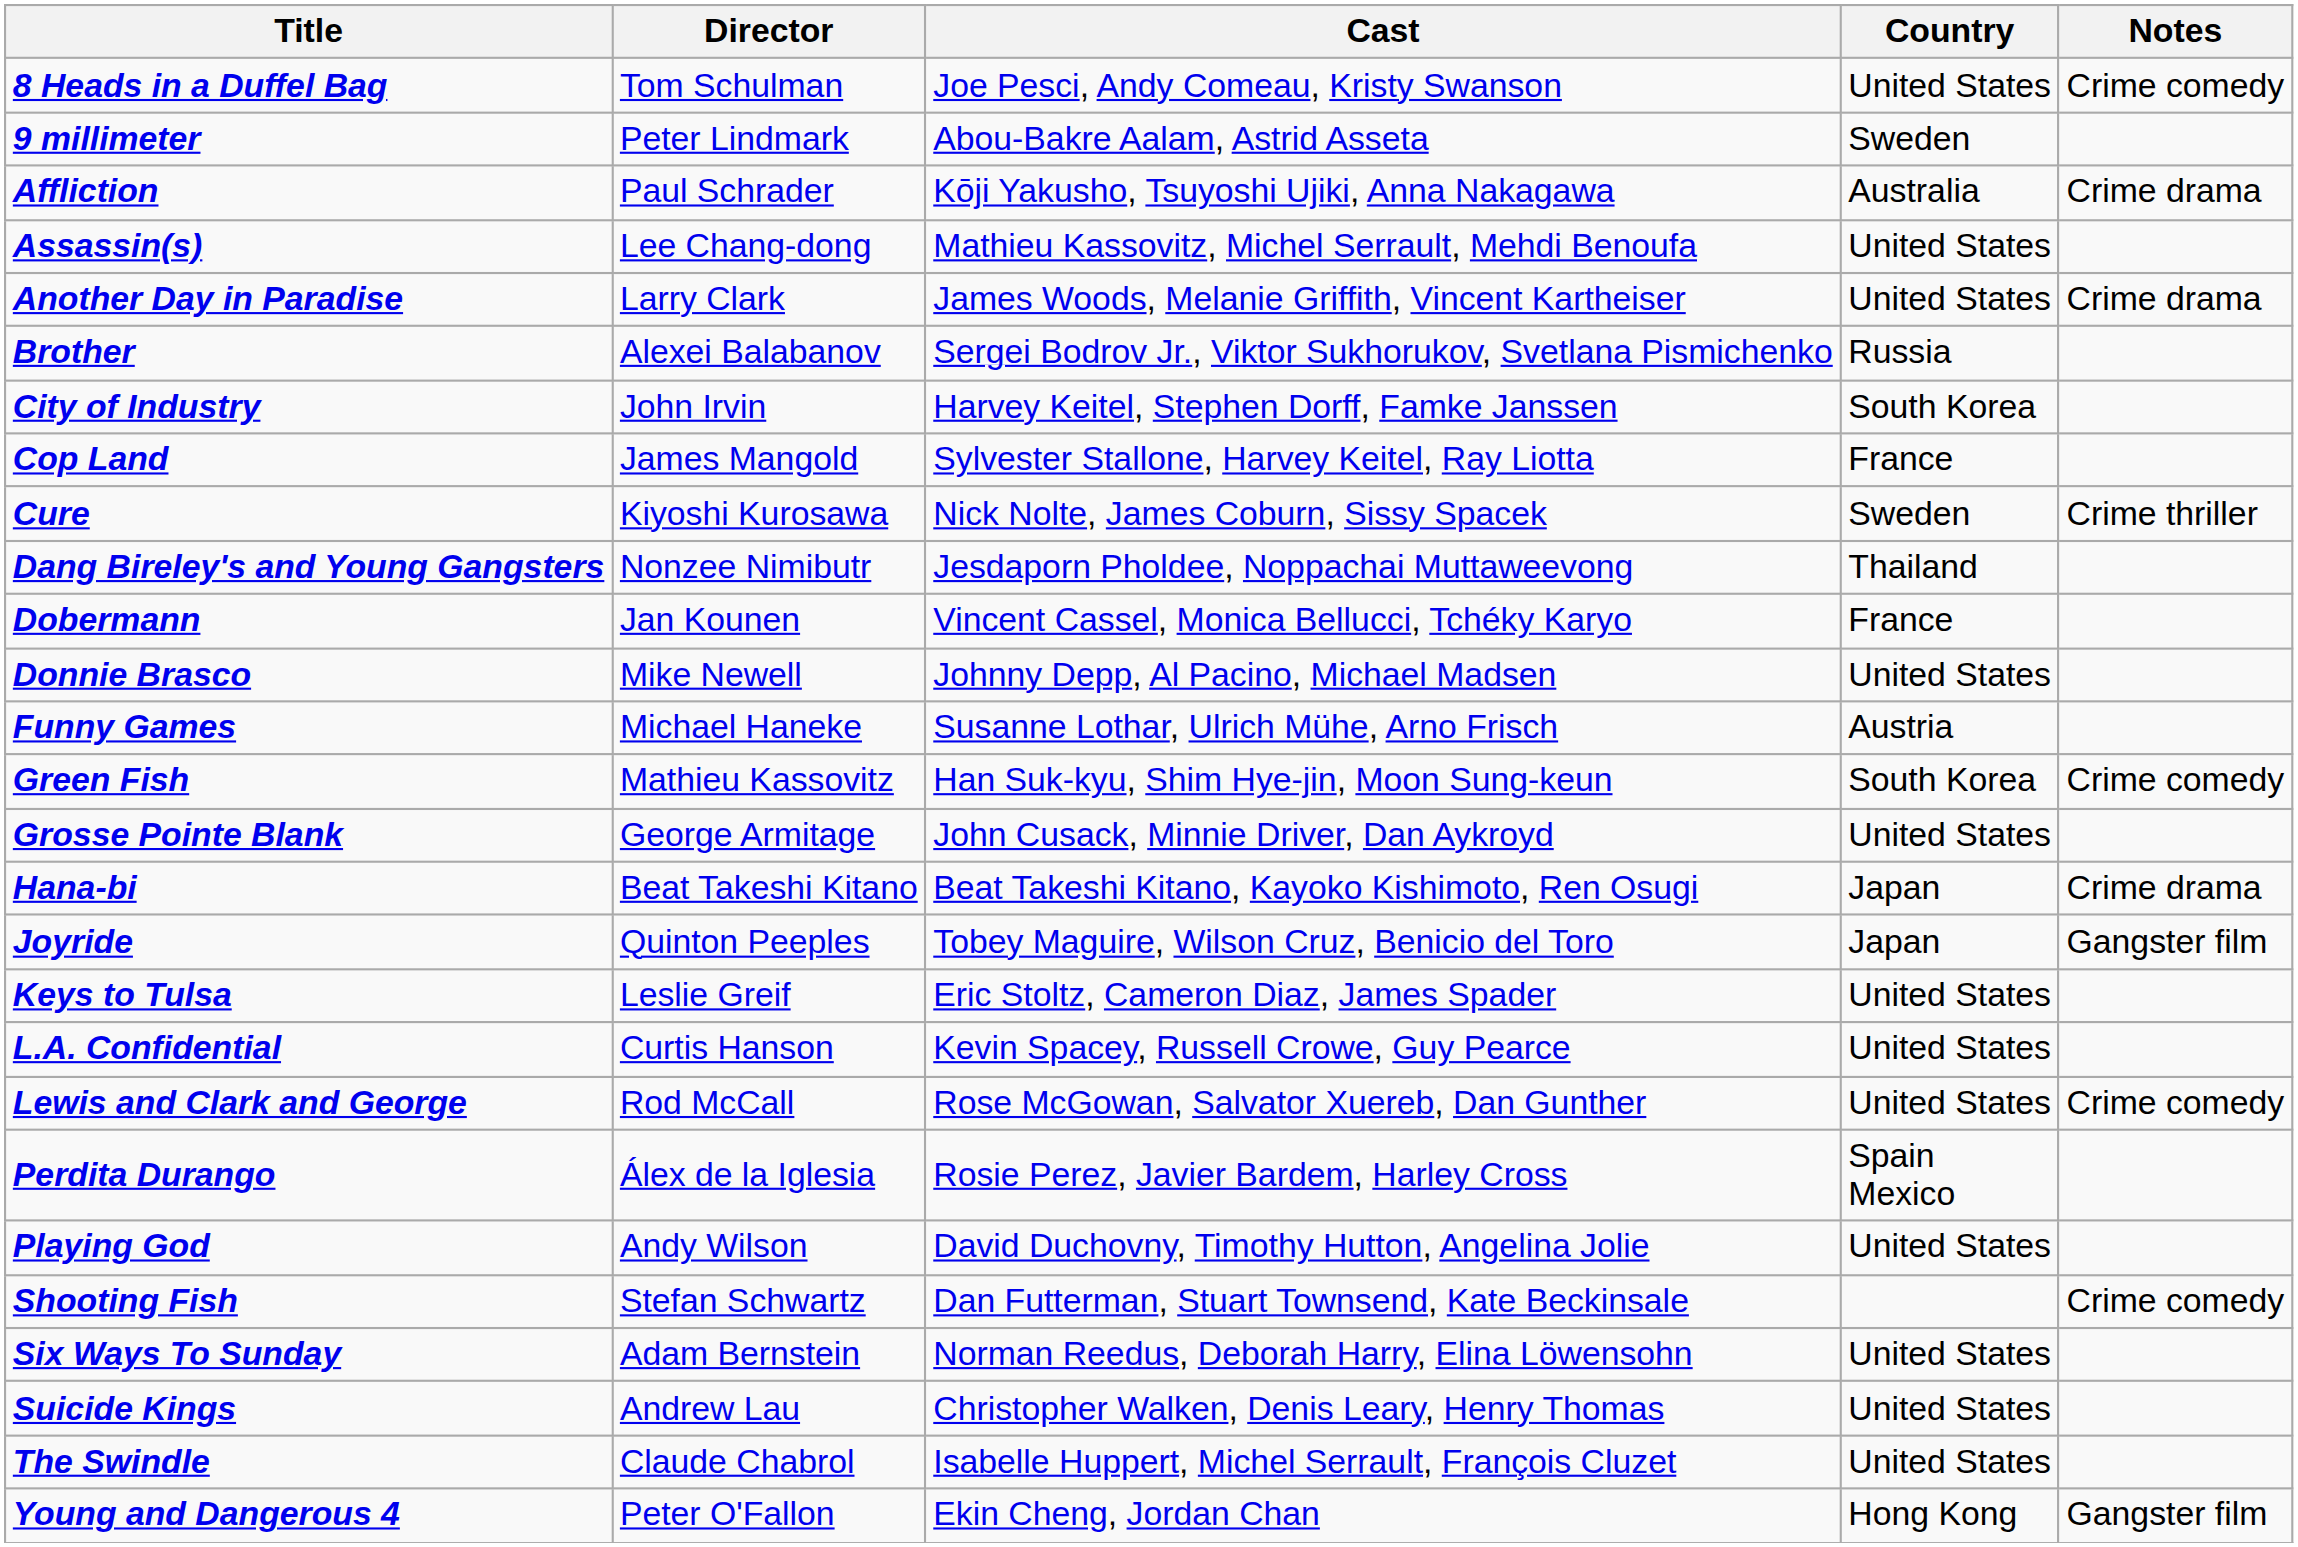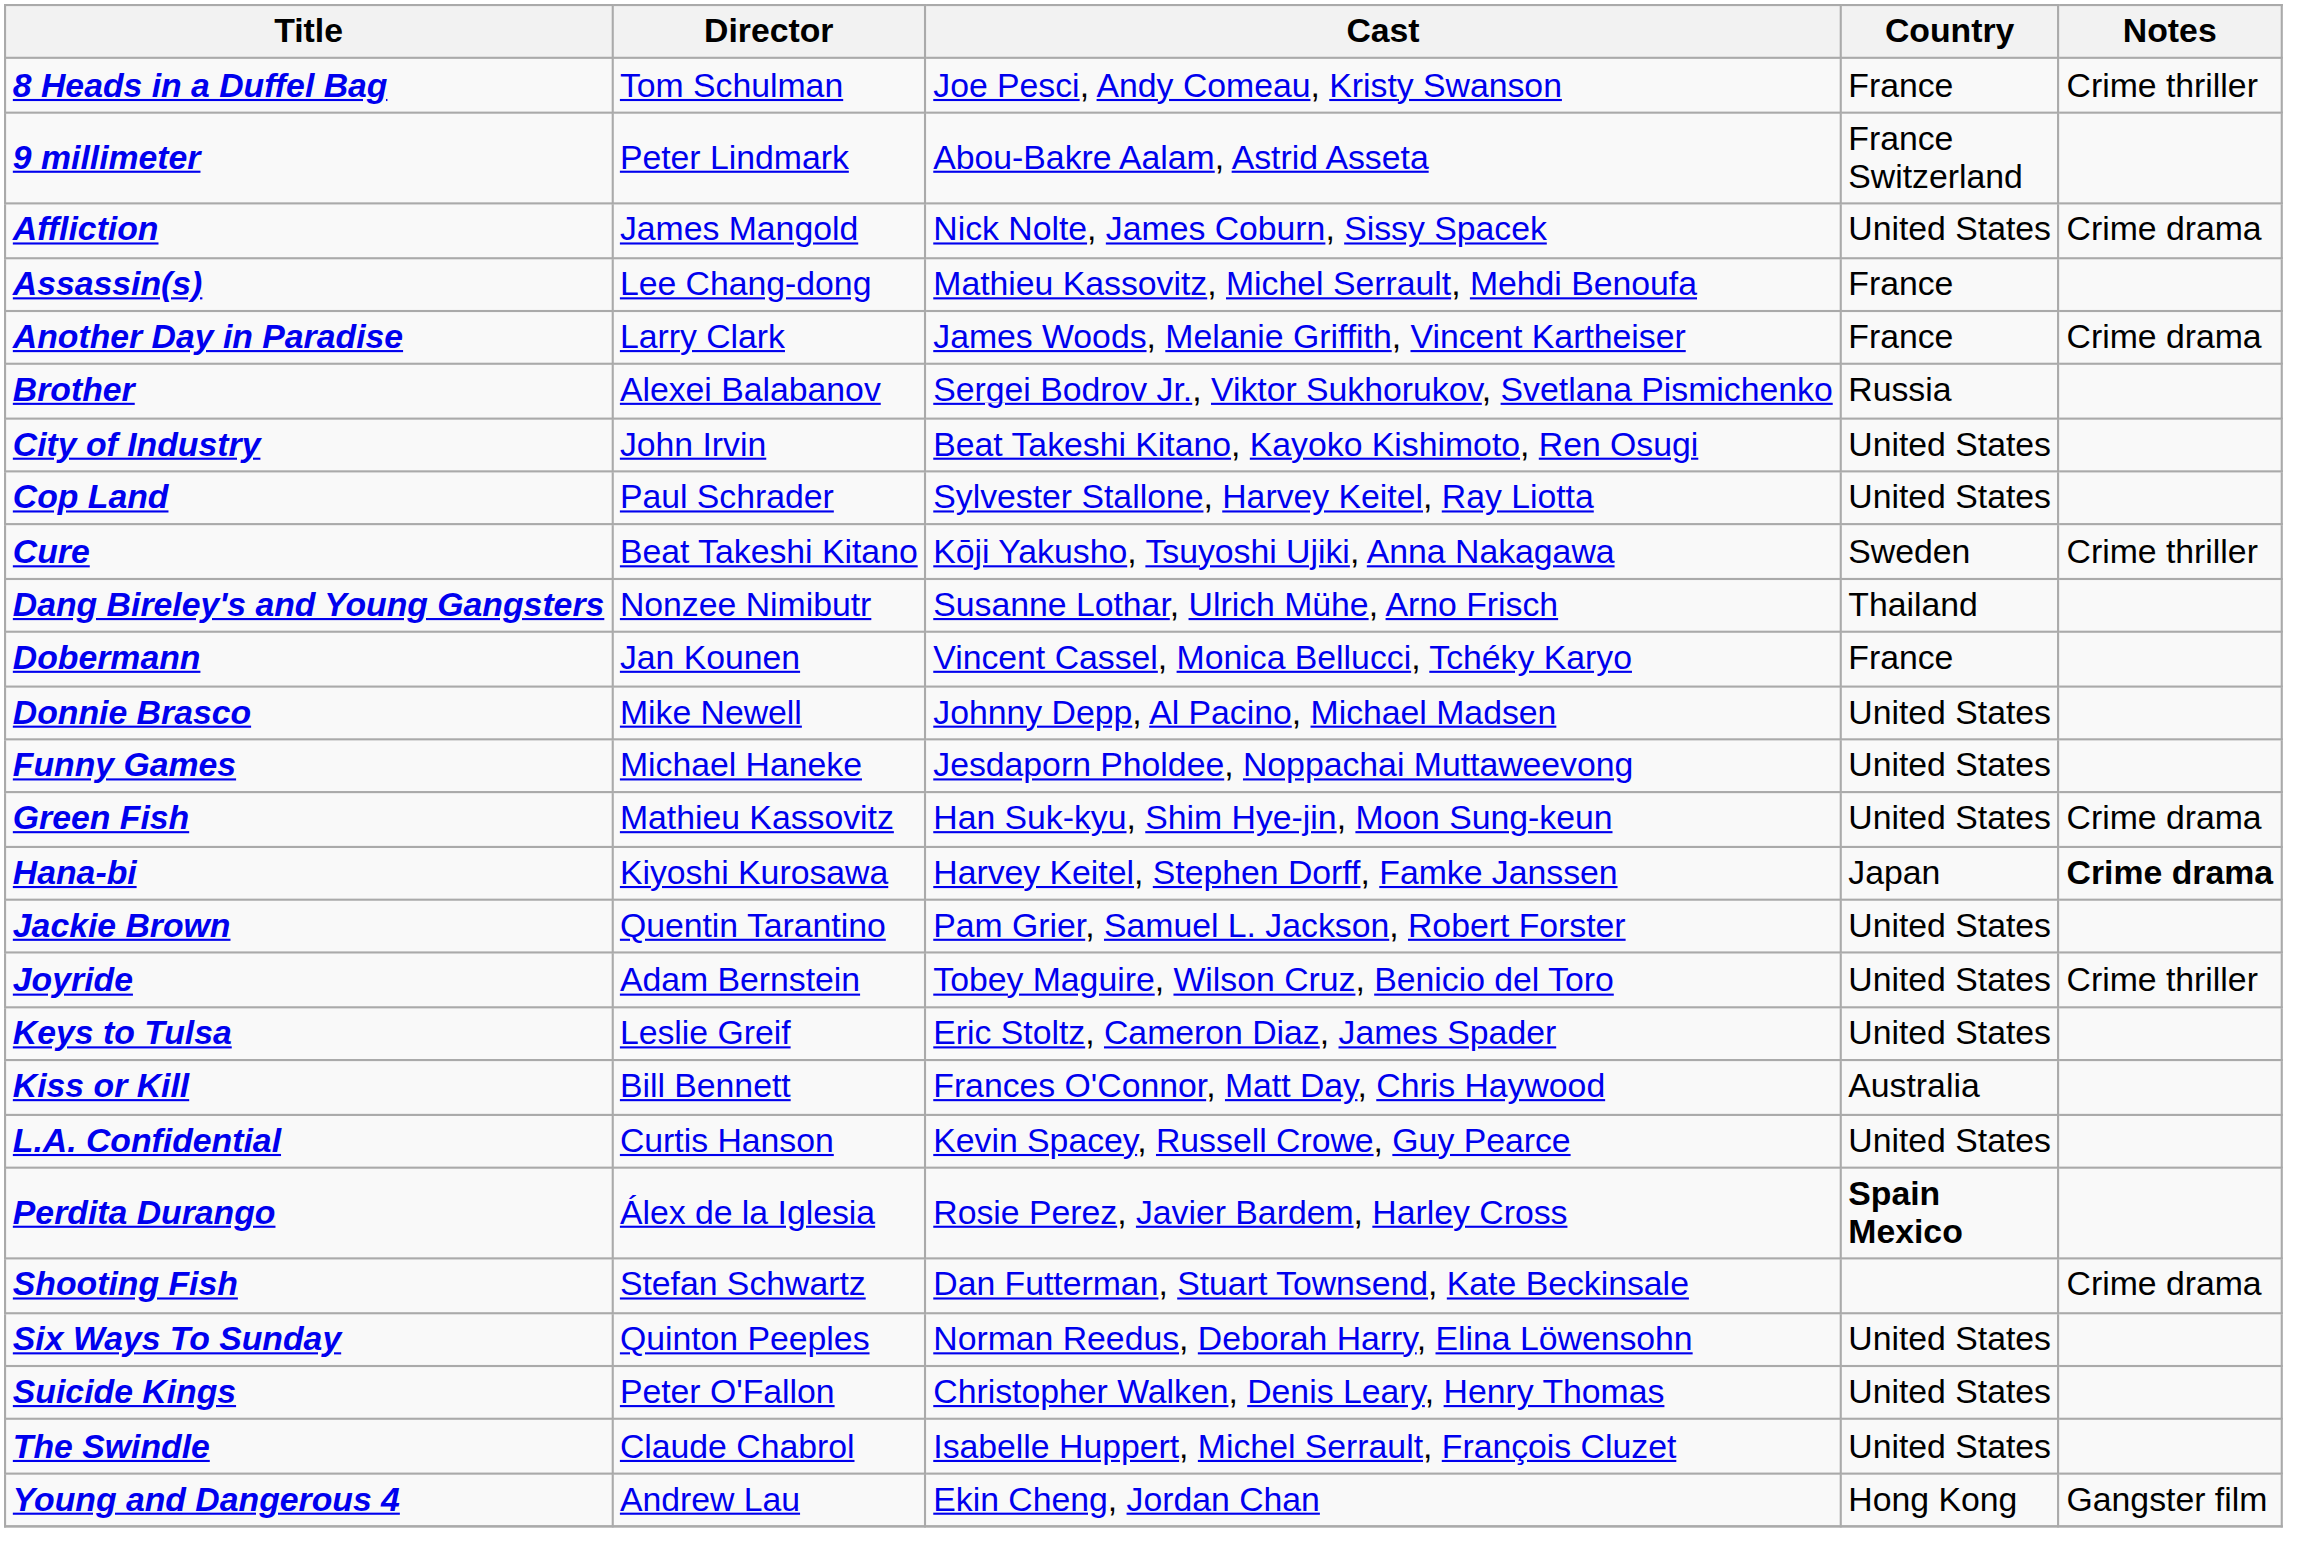(1950, 84) United States -> (1901, 84) France
(2175, 84) Crime comedy -> (2162, 84) Crime thriller
(1909, 138) Sweden -> (1936, 157) France Switzerland
(727, 191) Paul Schrader -> (739, 229) James Mangold
(1274, 191) Kōji Yakusho, Tsuyoshi Ujiki, Anna Nakagawa -> (1240, 229) Nick Nolte, James Coburn, Sissy Spacek
(1914, 191) Australia -> (1950, 229) United States
(1950, 245) United States -> (1901, 283) France
(1950, 298) United States -> (1901, 336) France
(1275, 406) Harvey Keitel, Stephen Dorff, Famke Janssen -> (1316, 444) Beat Takeshi Kitano, Kayoko Kishimoto, Ren Osugi
(1942, 406) South Korea -> (1950, 444) United States
(739, 459) James Mangold -> (727, 497) Paul Schrader
(1901, 459) France -> (1950, 497) United States
(754, 513) Kiyoshi Kurosawa -> (769, 551) Beat Takeshi Kitano
(1240, 513) Nick Nolte, James Coburn, Sissy Spacek -> (1274, 551) Kōji Yakusho, Tsuyoshi Ujiki, Anna Nakagawa
(1283, 566) Jesdaporn Pholdee, Noppachai Muttaweevong -> (1246, 604) Susanne Lothar, Ulrich Mühe, Arno Frisch
(1246, 727) Susanne Lothar, Ulrich Mühe, Arno Frisch -> (1283, 765) Jesdaporn Pholdee, Noppachai Muttaweevong
(1901, 727) Austria -> (1950, 765) United States
(1942, 780) South Korea -> (1950, 818) United States
(2175, 780) Crime comedy -> (2164, 818) Crime drama
- row: (178, 834)
(769, 887) Beat Takeshi Kitano -> (754, 872) Kiyoshi Kurosawa
(1316, 887) Beat Takeshi Kitano, Kayoko Kishimoto, Ren Osugi -> (1275, 872) Harvey Keitel, Stephen Dorff, Famke Janssen
(2164, 887) normal -> (2170, 872) bold
+ row: (122, 925)
(745, 941) Quinton Peeples -> (740, 979) Adam Bernstein
(1894, 941) Japan -> (1950, 979) United States
(2167, 941) Gangster film -> (2162, 979) Crime thriller
+ row: (101, 1086)
- row: (240, 1102)
(1902, 1174) normal -> (1906, 1212) bold
- row: (111, 1247)
(2175, 1300) Crime comedy -> (2164, 1285) Crime drama
(740, 1354) Adam Bernstein -> (745, 1338) Quinton Peeples
(710, 1407) Andrew Lau -> (727, 1392) Peter O'Fallon
(727, 1514) Peter O'Fallon -> (710, 1499) Andrew Lau
